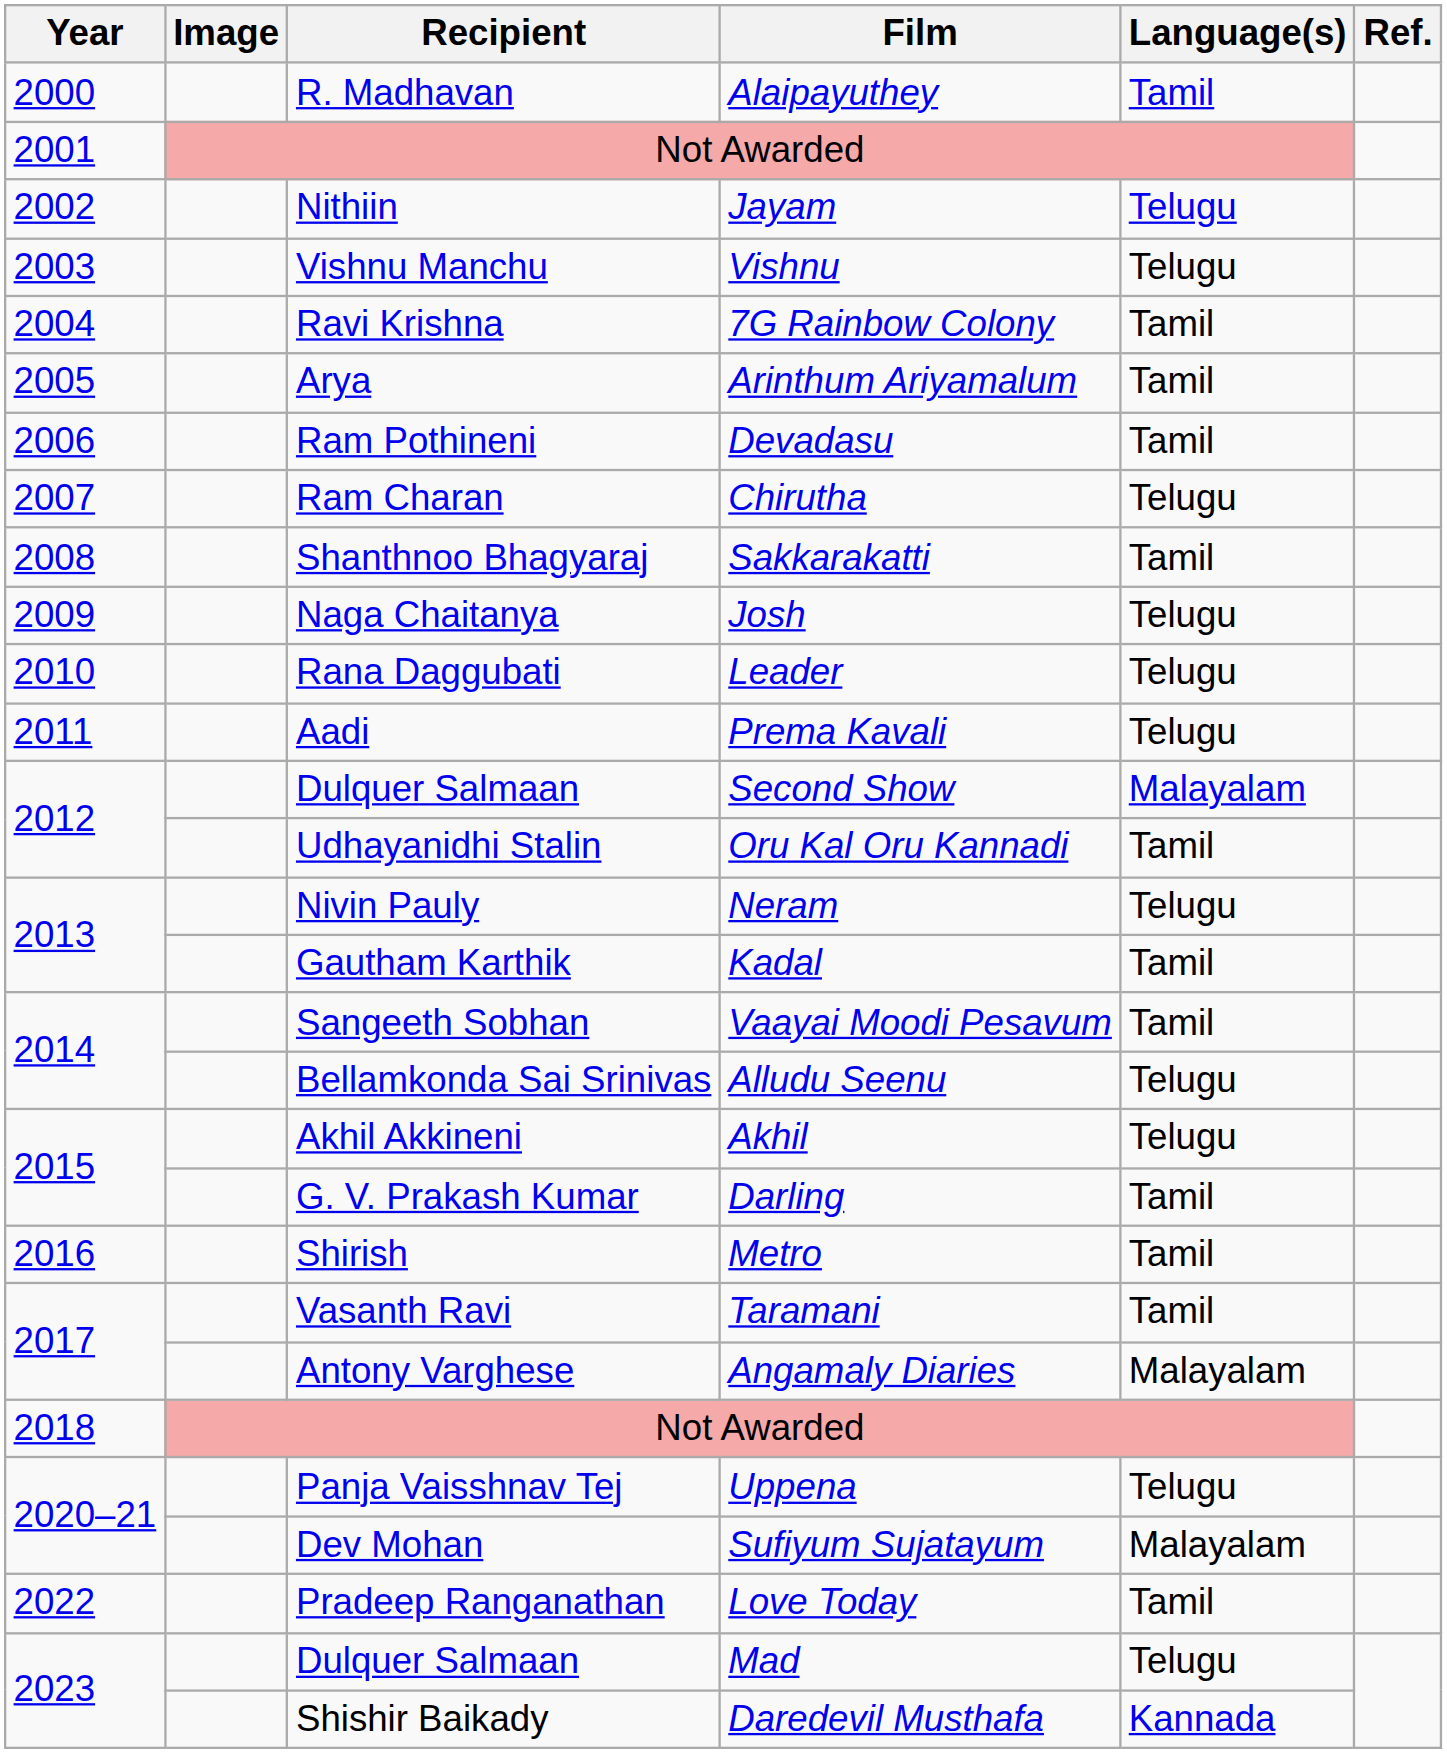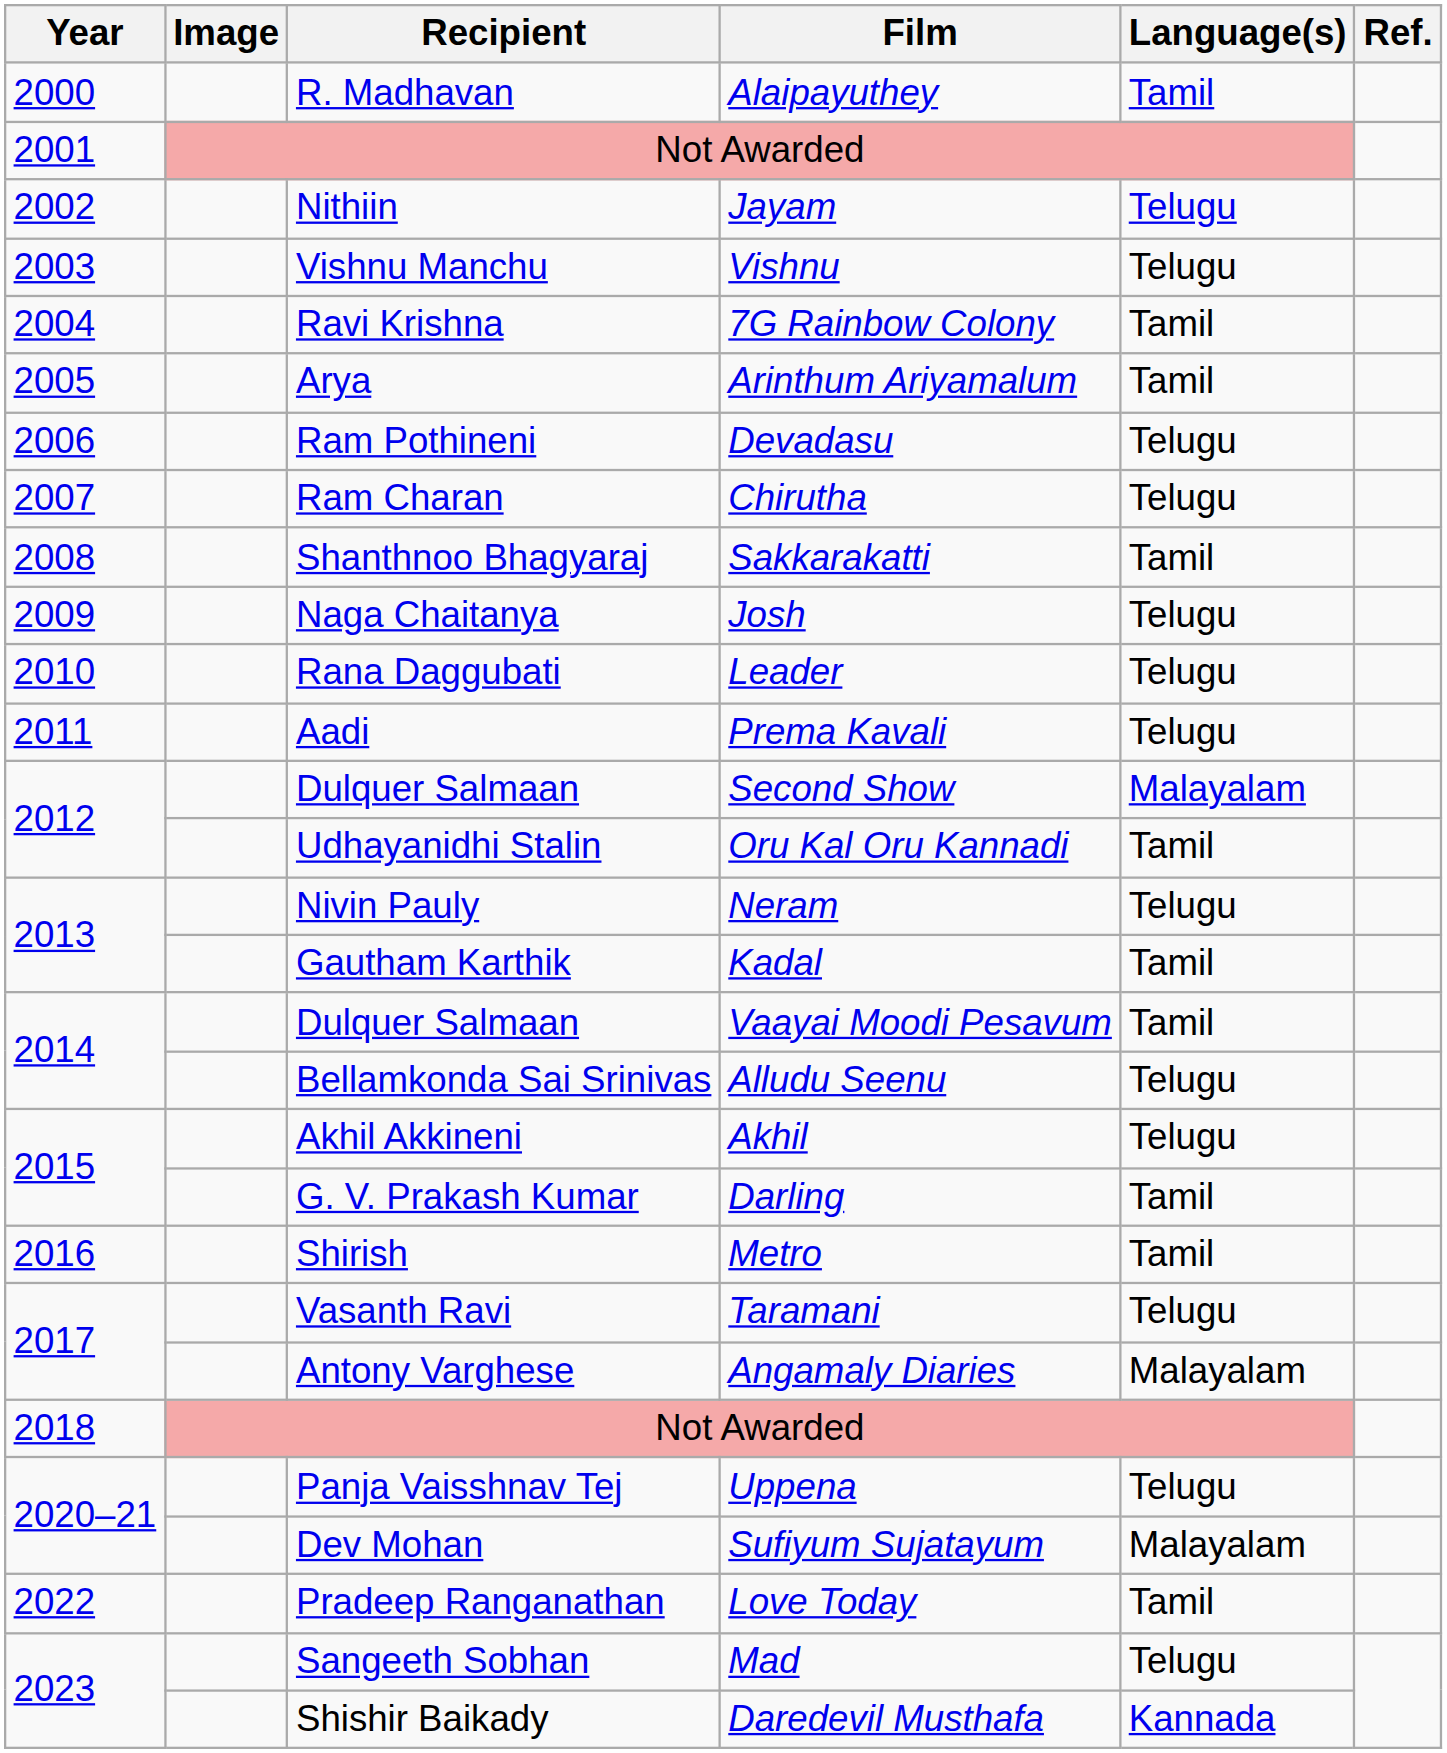(1172, 440) Tamil -> (1183, 440) Telugu
(443, 1021) Sangeeth Sobhan -> (437, 1021) Dulquer Salmaan
(1172, 1311) Tamil -> (1183, 1311) Telugu
(437, 1660) Dulquer Salmaan -> (443, 1660) Sangeeth Sobhan
